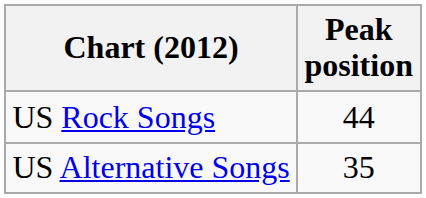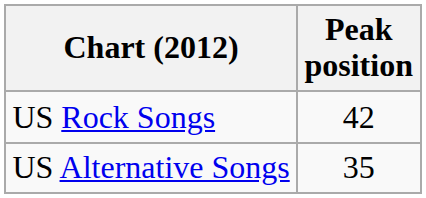(359, 116) 44 -> (359, 116) 42
